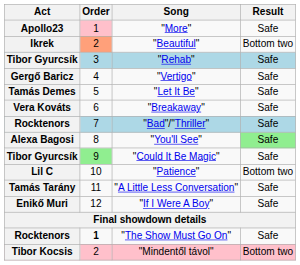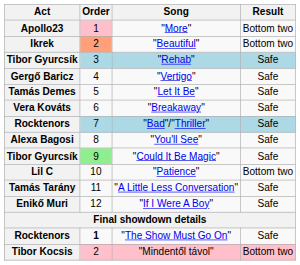(268, 28) Safe -> (268, 28) Bottom two
(268, 140) lightgreen background -> (268, 140) no background
